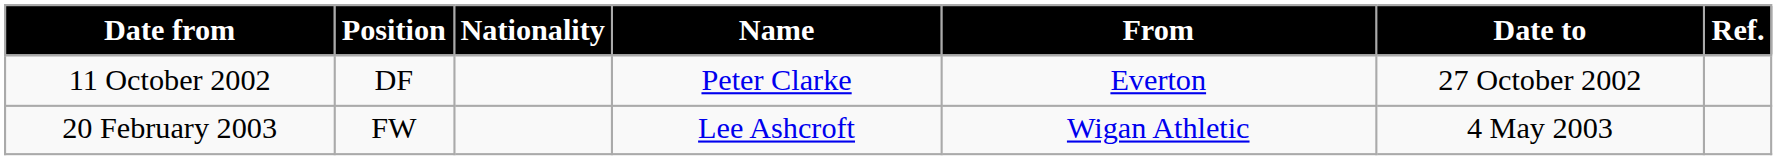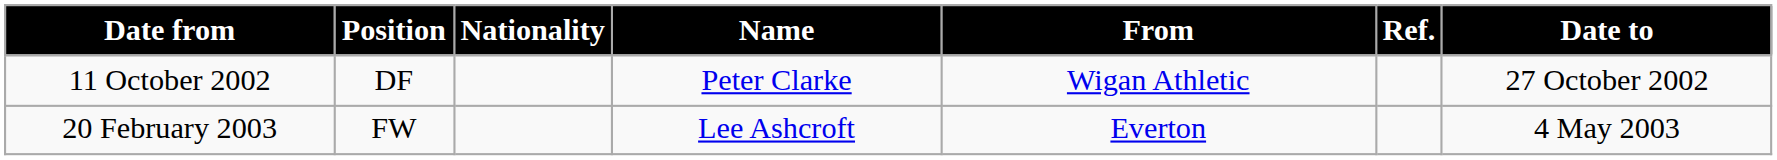columns swapped: (1540, 29) <-> (1738, 29)
(1158, 79) Everton -> (1158, 79) Wigan Athletic
(1158, 129) Wigan Athletic -> (1158, 129) Everton
